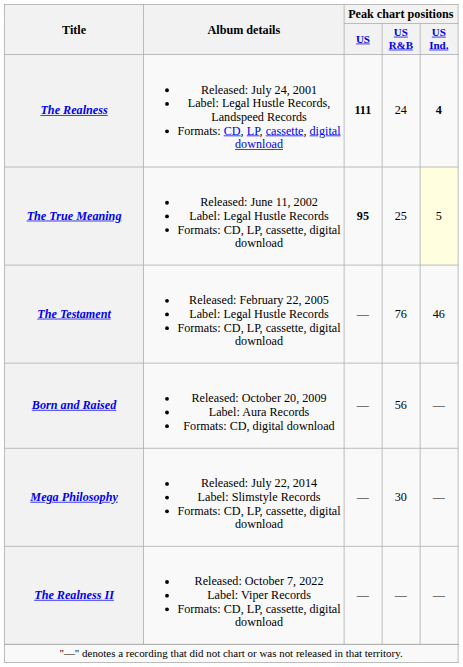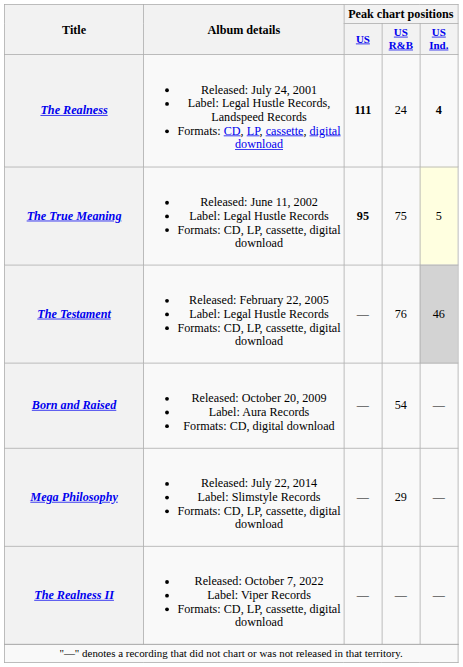(401, 215) 25 -> (401, 215) 75
(439, 314) no background -> (439, 314) lightgrey background
(401, 405) 56 -> (401, 405) 54
(401, 497) 30 -> (401, 497) 29
